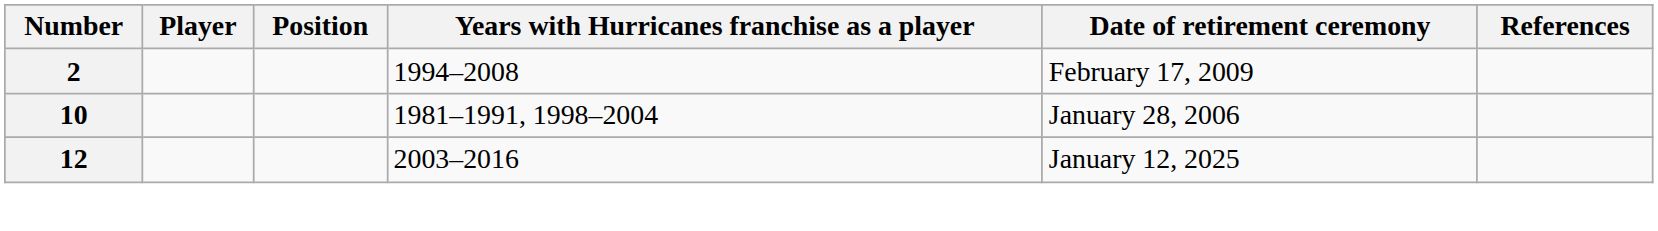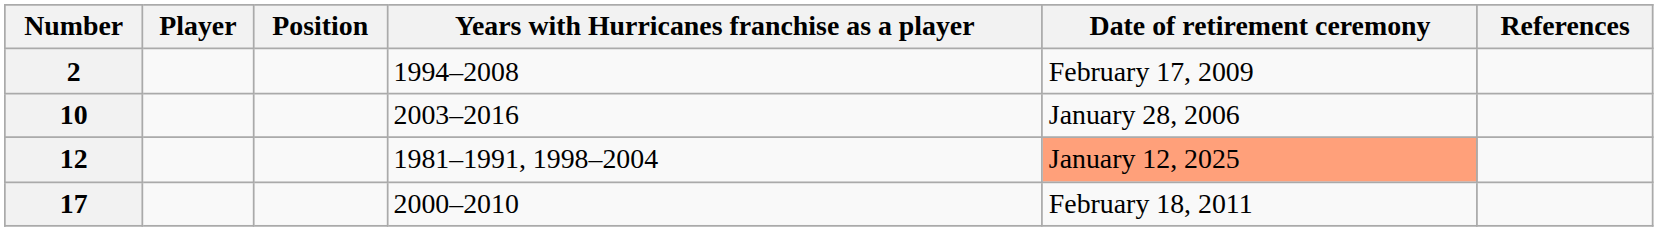(526, 114) 1981–1991, 1998–2004 -> (456, 114) 2003–2016
(456, 159) 2003–2016 -> (526, 159) 1981–1991, 1998–2004
(1144, 159) no background -> (1144, 159) lightsalmon background
+ row: (74, 203)
